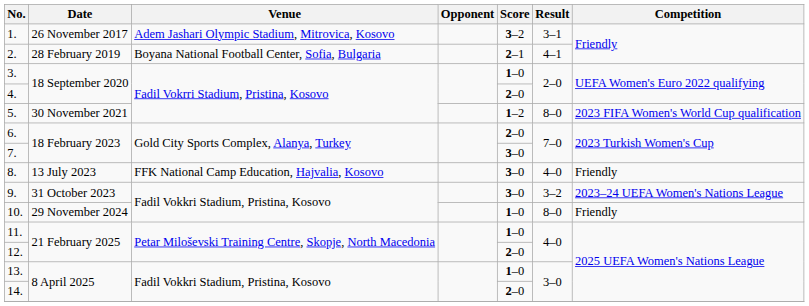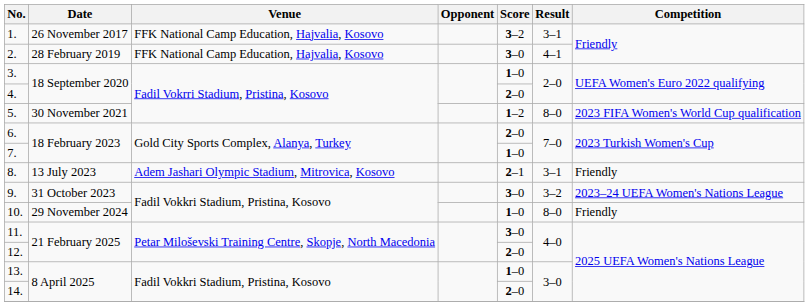(264, 34) Adem Jashari Olympic Stadium, Mitrovica, Kosovo -> (259, 34) FFK National Camp Education, Hajvalia, Kosovo
(258, 53) Boyana National Football Center, Sofia, Bulgaria -> (259, 53) FFK National Camp Education, Hajvalia, Kosovo
(515, 53) 2–1 -> (515, 53) 3–0
(515, 152) 3–0 -> (515, 152) 1–0
(259, 172) FFK National Camp Education, Hajvalia, Kosovo -> (264, 172) Adem Jashari Olympic Stadium, Mitrovica, Kosovo
(515, 172) 3–0 -> (515, 172) 2–1
(552, 172) 4–0 -> (552, 172) 3–1
(515, 232) 1–0 -> (515, 232) 3–0
